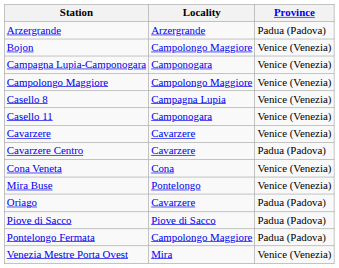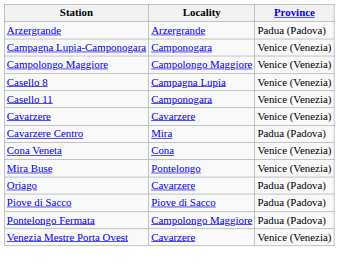- row: (20, 47)
(173, 151) Cavarzere -> (162, 133) Mira
(162, 254) Mira -> (173, 237) Cavarzere
